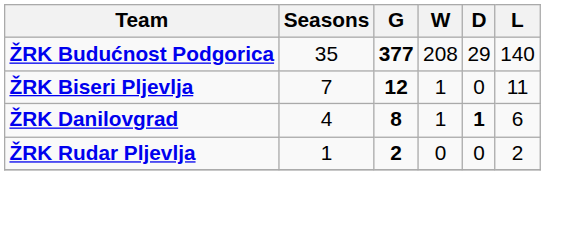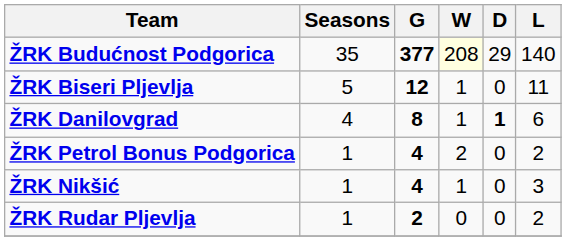(440, 53) no background -> (461, 53) lightyellow background
(326, 86) 7 -> (347, 86) 5
+ row: (152, 152)
+ row: (64, 185)
